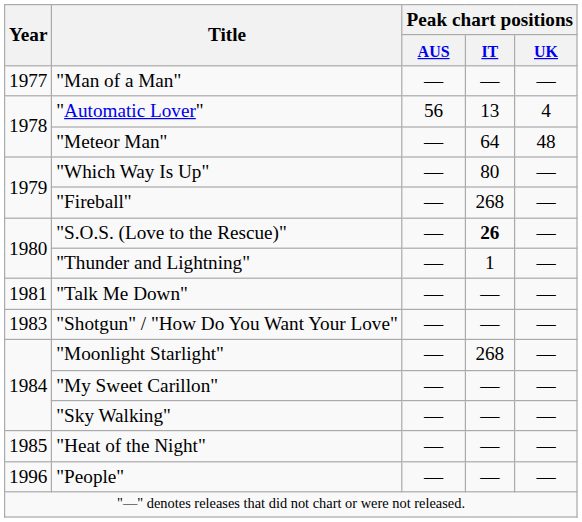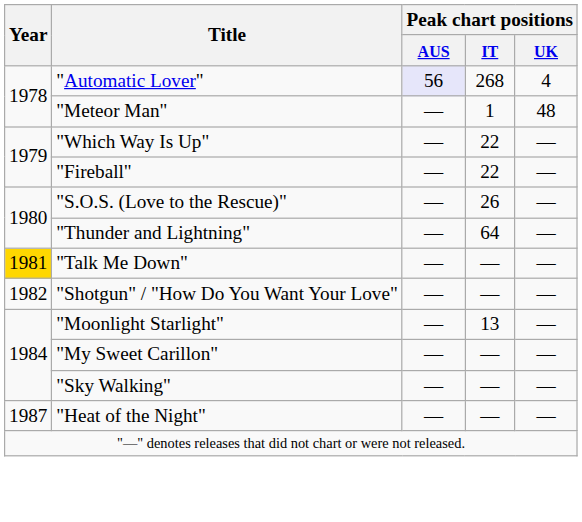- row: (119, 80)
(434, 111) no background -> (434, 80) lavender background
(490, 111) 13 -> (490, 80) 268
(490, 141) 64 -> (490, 111) 1
(490, 171) 80 -> (490, 141) 22
(490, 202) 268 -> (490, 171) 22
(490, 232) bold -> (490, 202) normal
(490, 263) 1 -> (490, 232) 64
(28, 293) no background -> (28, 263) gold background
(28, 324) 1983 -> (28, 293) 1982
(490, 354) 268 -> (490, 324) 13
(28, 446) 1985 -> (28, 415) 1987
- row: (90, 476)
